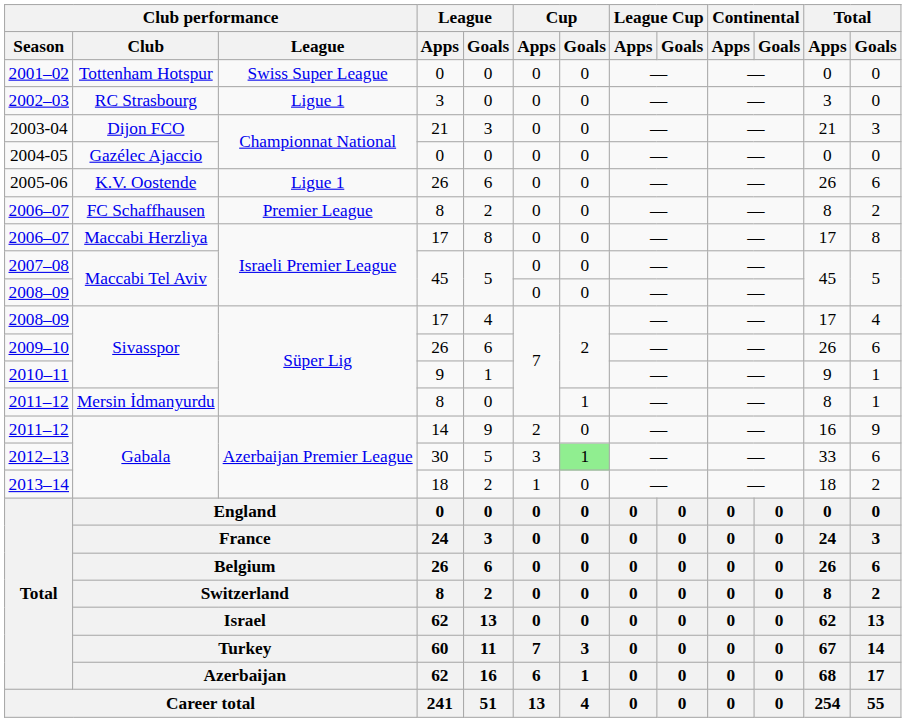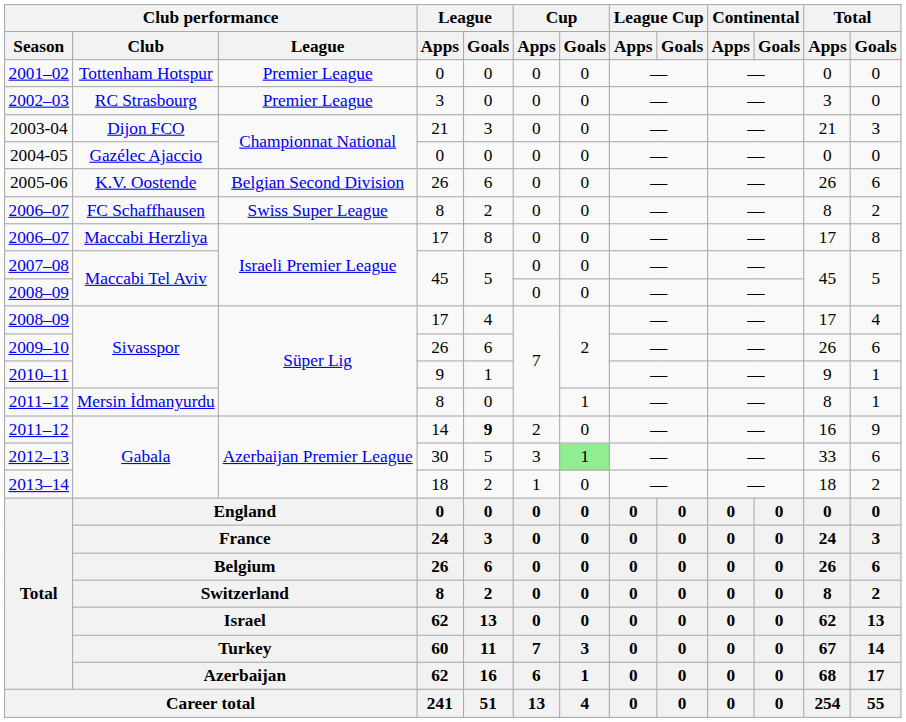(318, 73) Swiss Super League -> (318, 73) Premier League
(318, 100) Ligue 1 -> (318, 100) Premier League
(318, 182) Ligue 1 -> (318, 182) Belgian Second Division
(318, 210) Premier League -> (318, 210) Swiss Super League
(488, 429) normal -> (488, 429) bold
